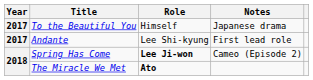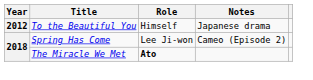(17, 26) 2017 -> (17, 26) 2012
- row: (50, 40)
(167, 54) bold -> (167, 40) normal
